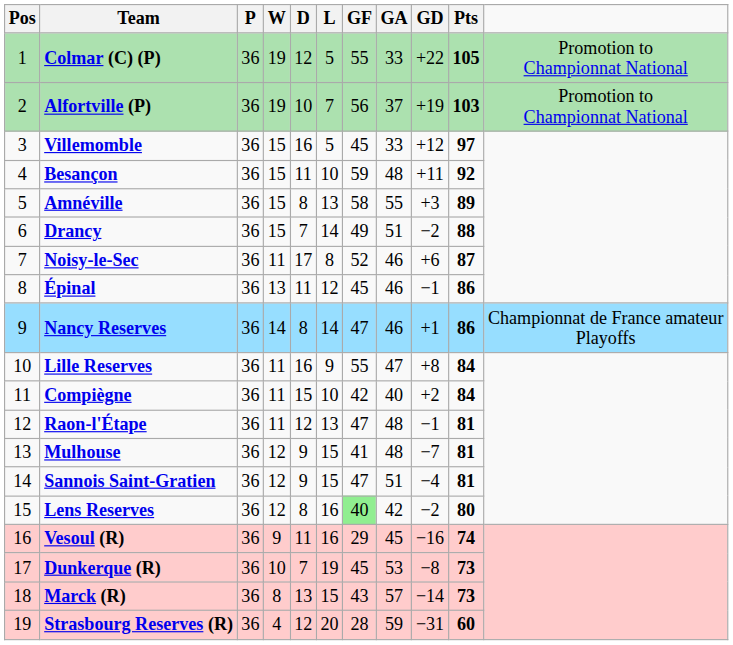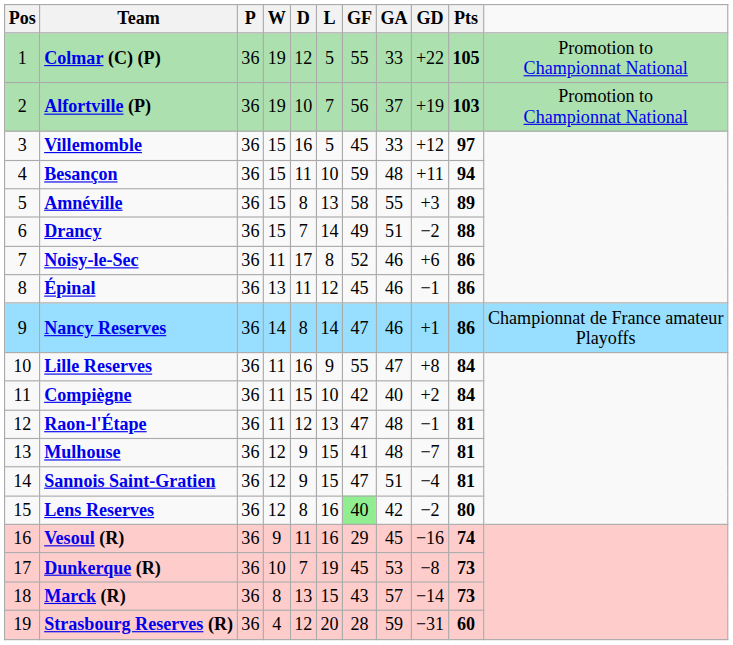(466, 174) 92 -> (466, 174) 94
(466, 260) 87 -> (466, 260) 86
